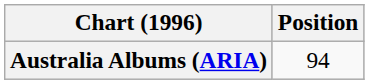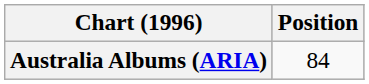(318, 60) 94 -> (318, 60) 84
